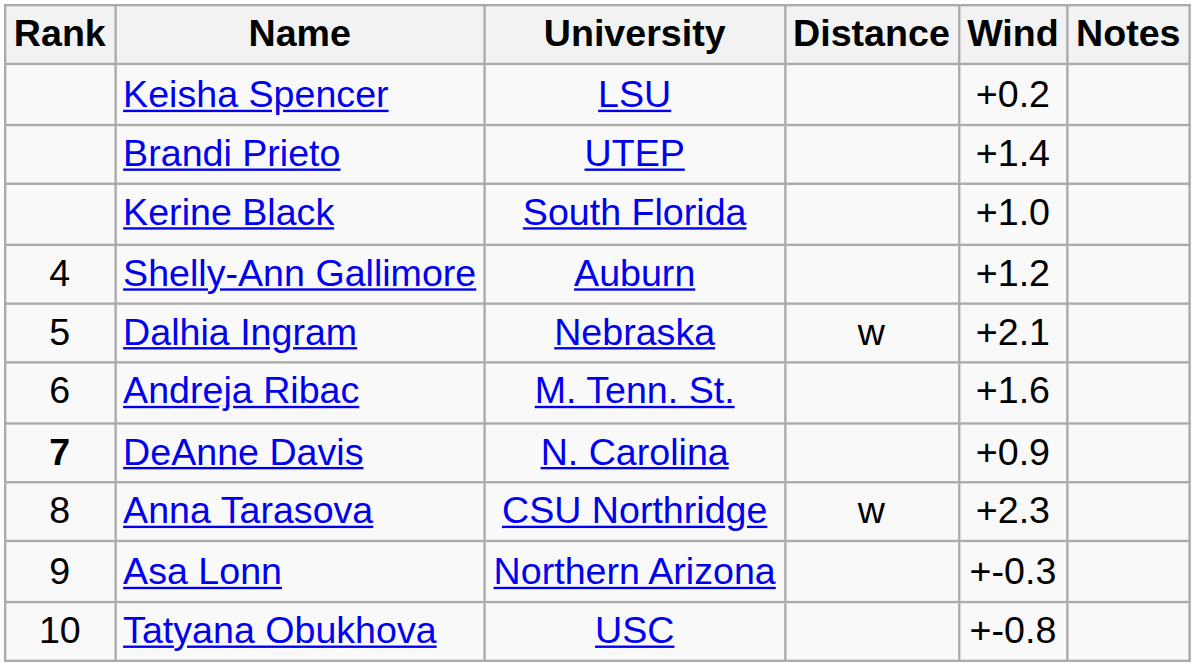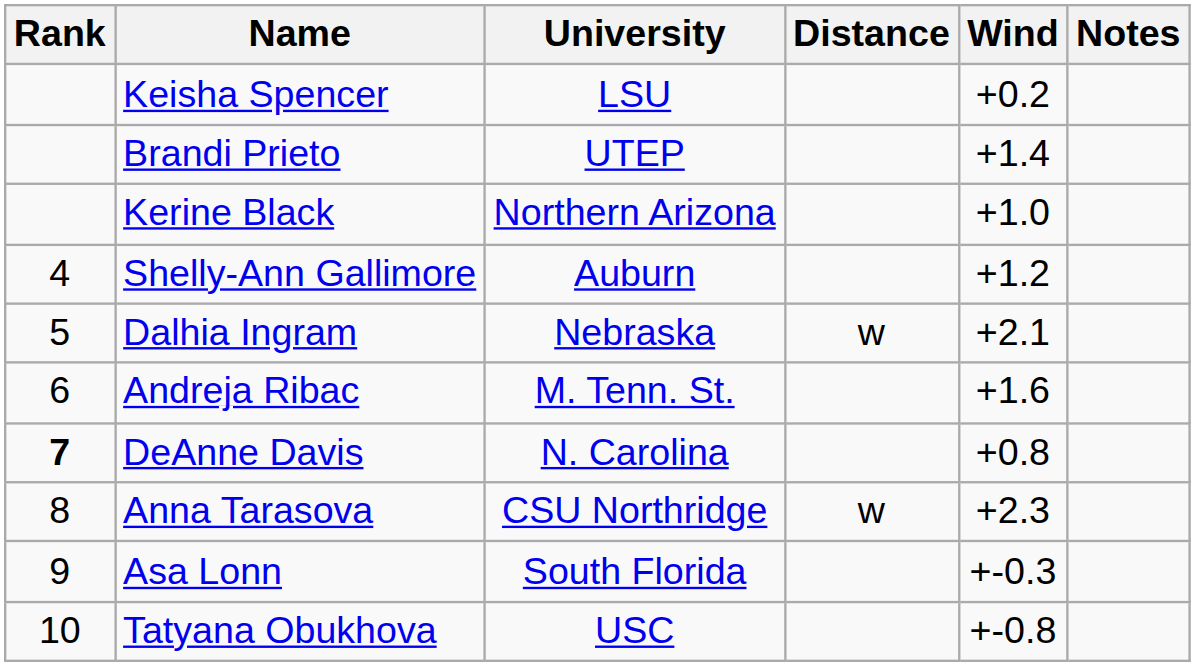(635, 213) South Florida -> (635, 213) Northern Arizona
(1013, 451) +0.9 -> (1013, 451) +0.8
(635, 570) Northern Arizona -> (635, 570) South Florida
